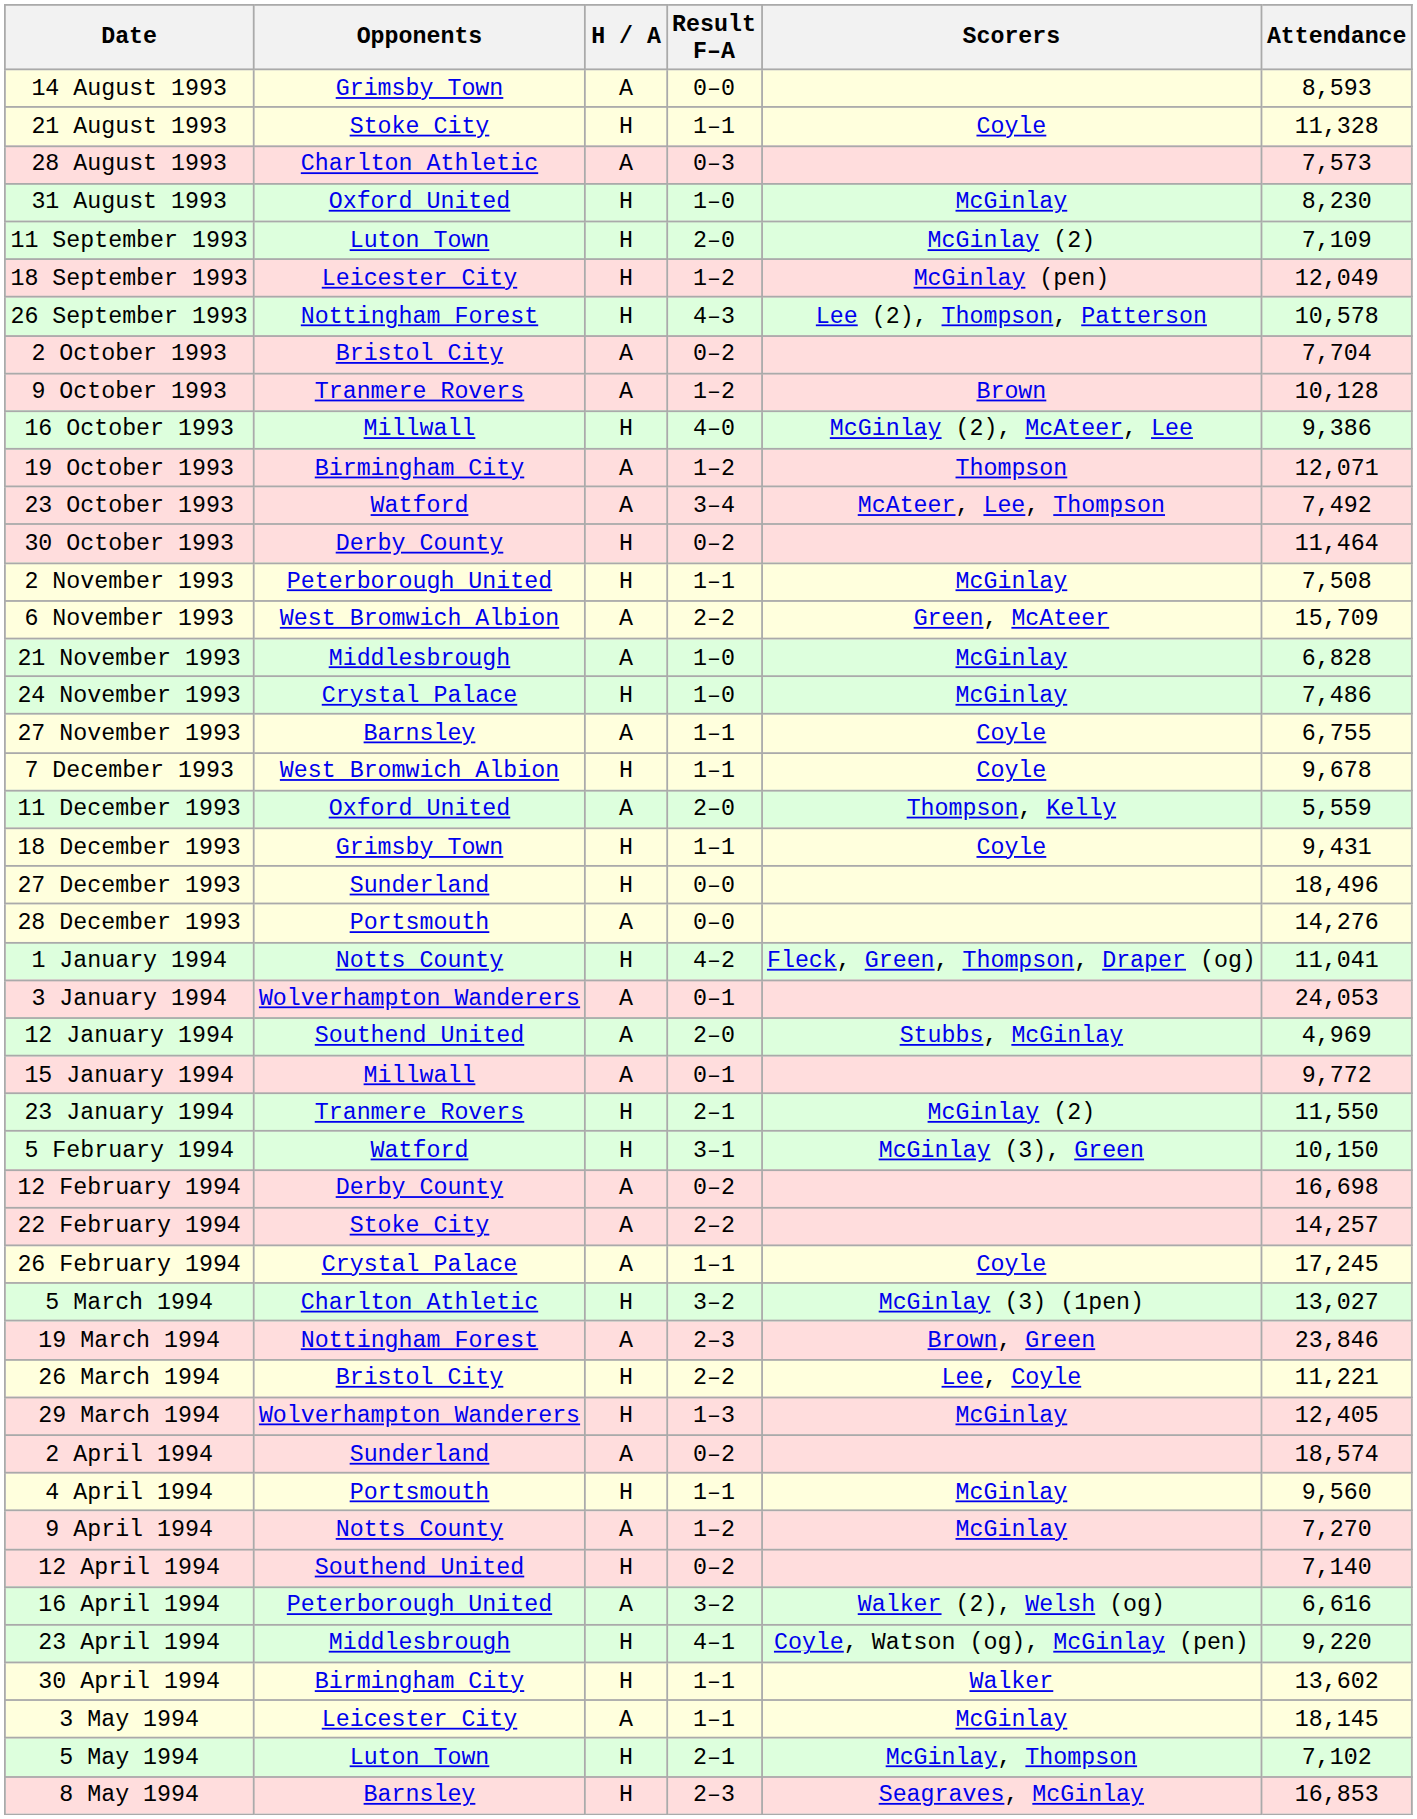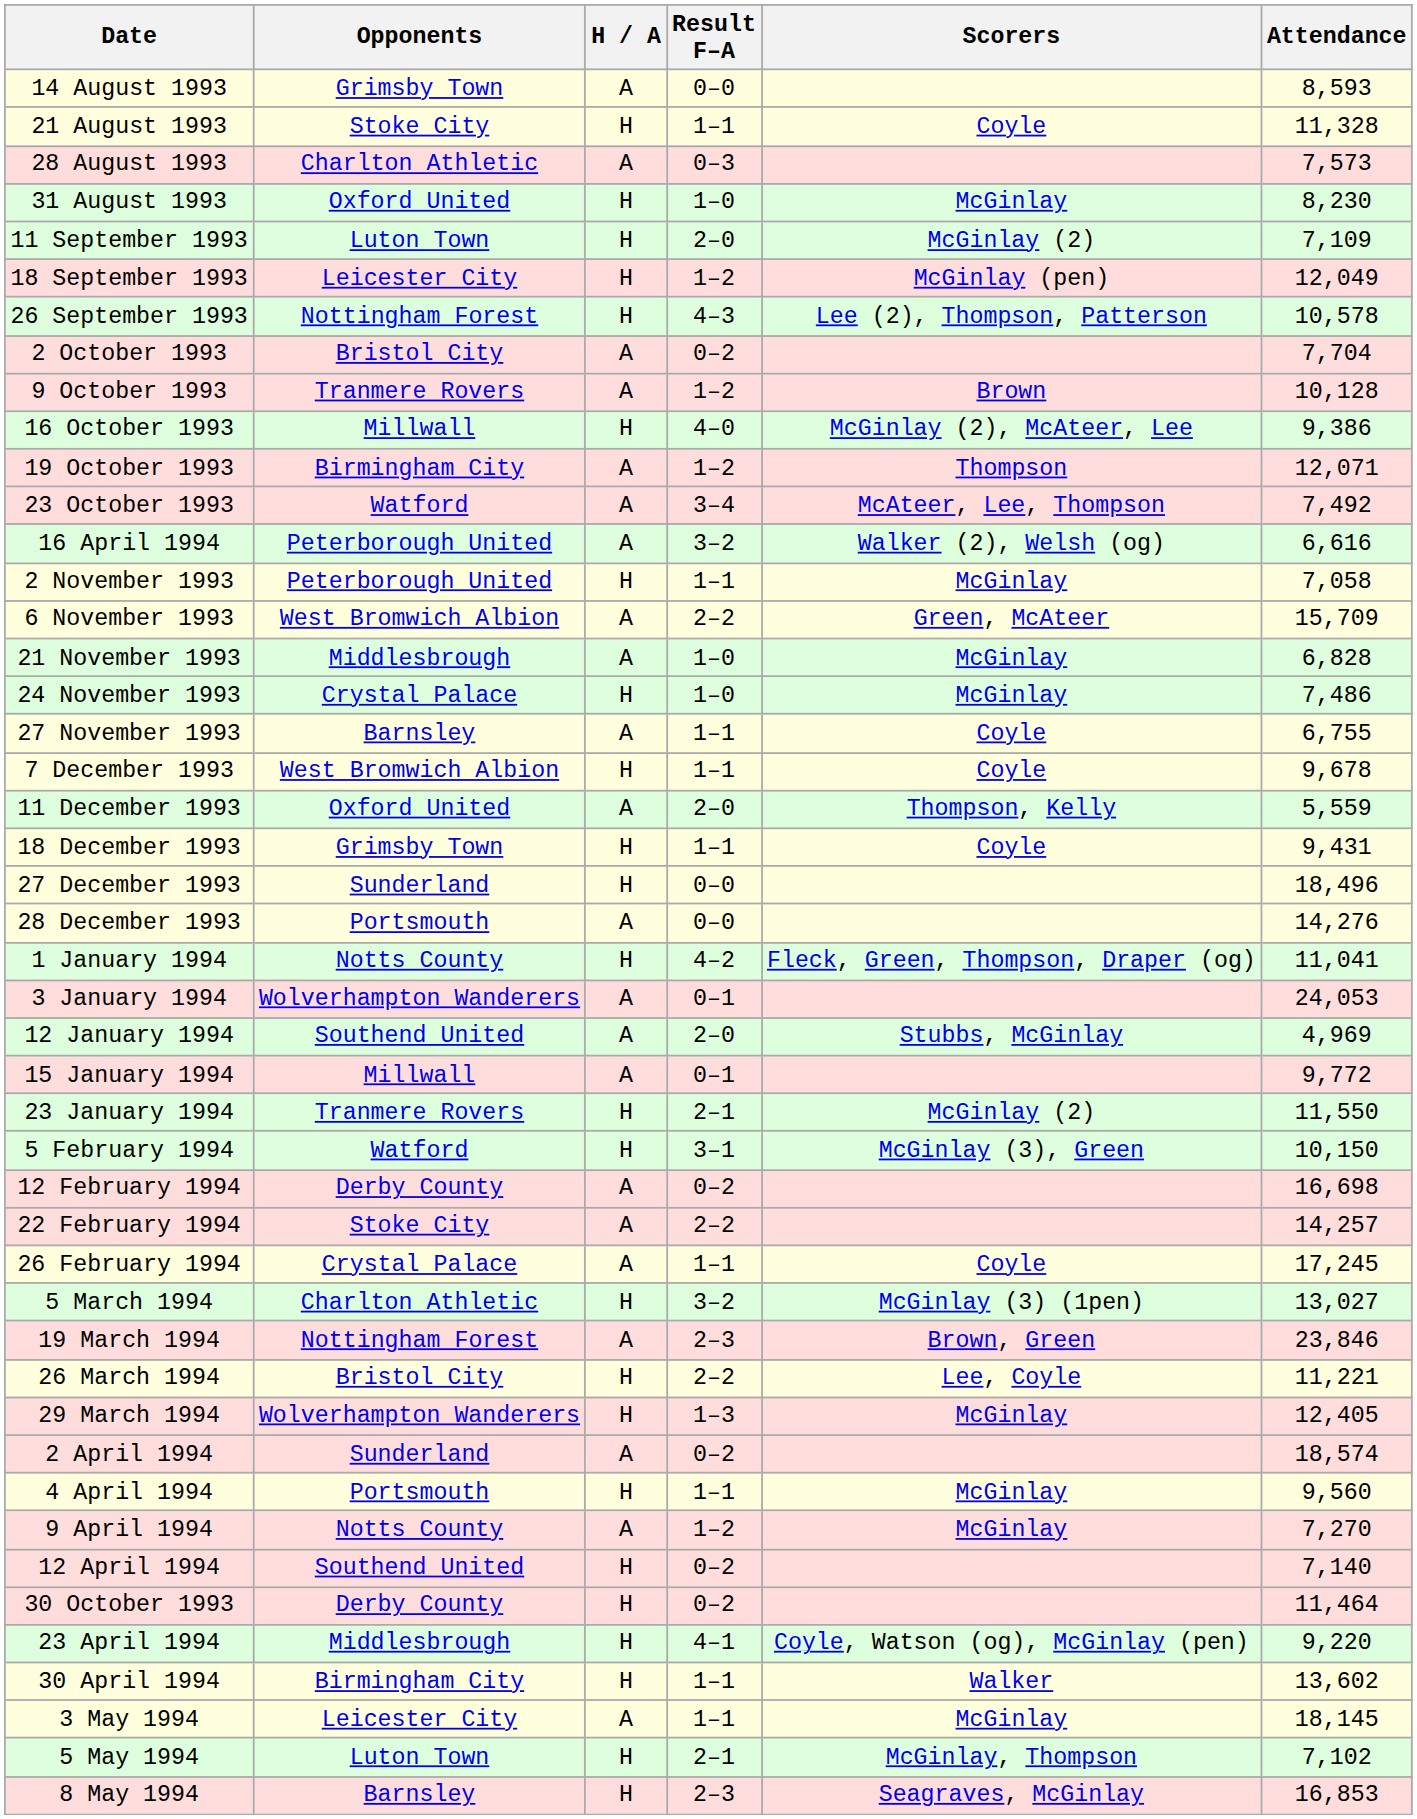rows swapped: (129, 544) <-> (129, 1606)
(1337, 582) 7,508 -> (1337, 582) 7,058
